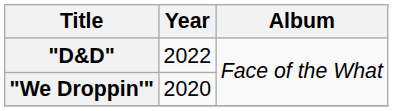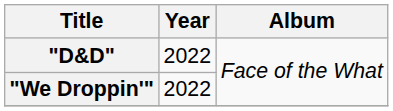(187, 88) 2020 -> (187, 88) 2022
